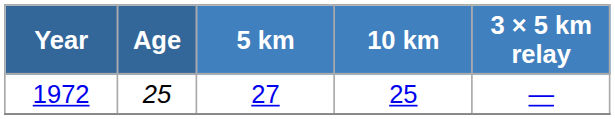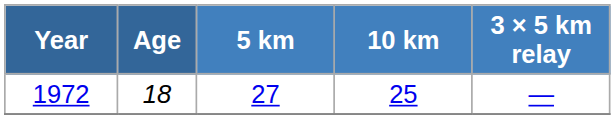(157, 94) 25 -> (157, 94) 18
